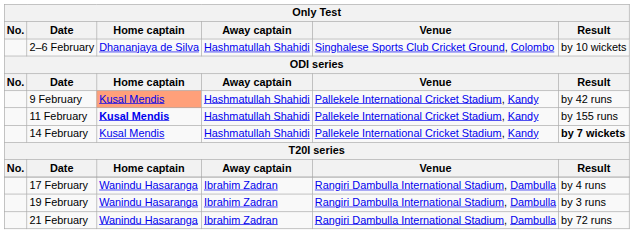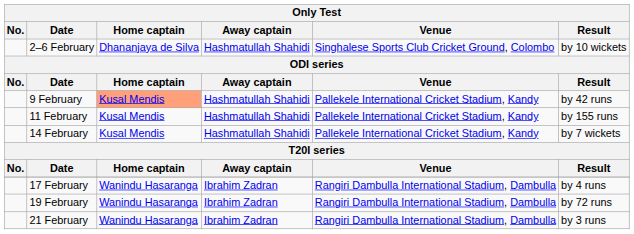(134, 116) bold -> (132, 116) normal
(593, 133) bold -> (591, 133) normal
(583, 202) by 3 runs -> (587, 202) by 72 runs
(587, 220) by 72 runs -> (583, 220) by 3 runs
